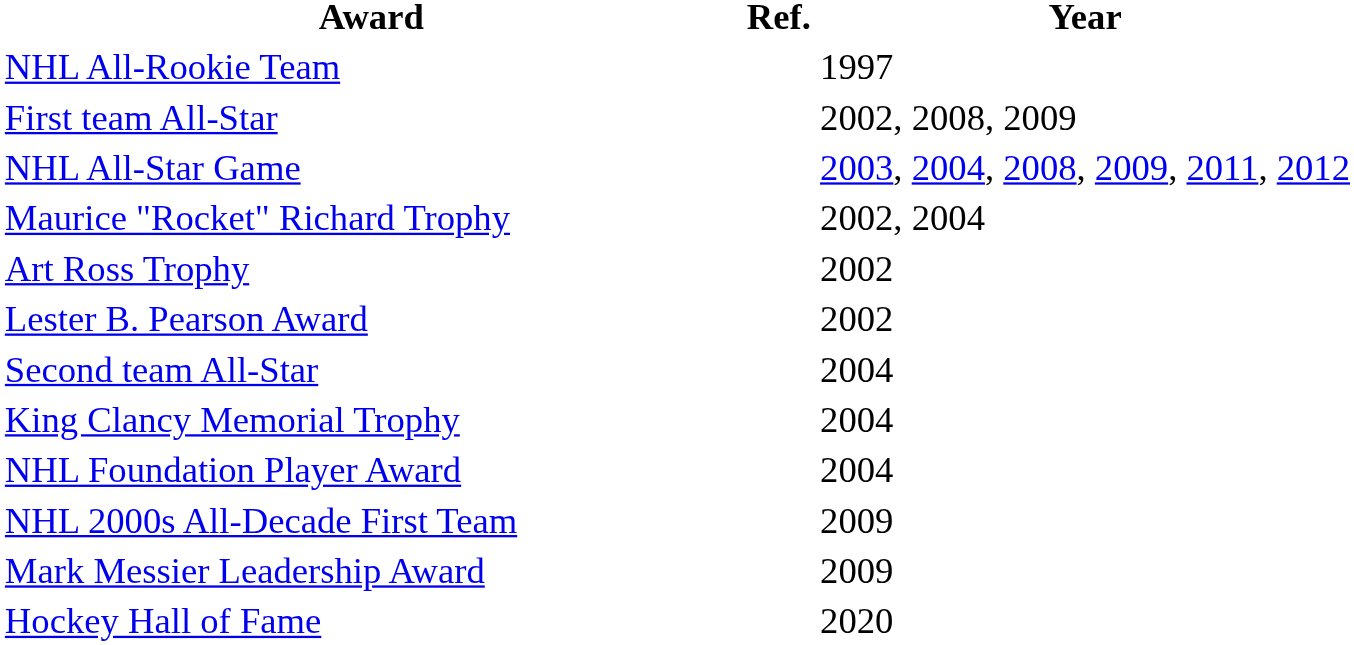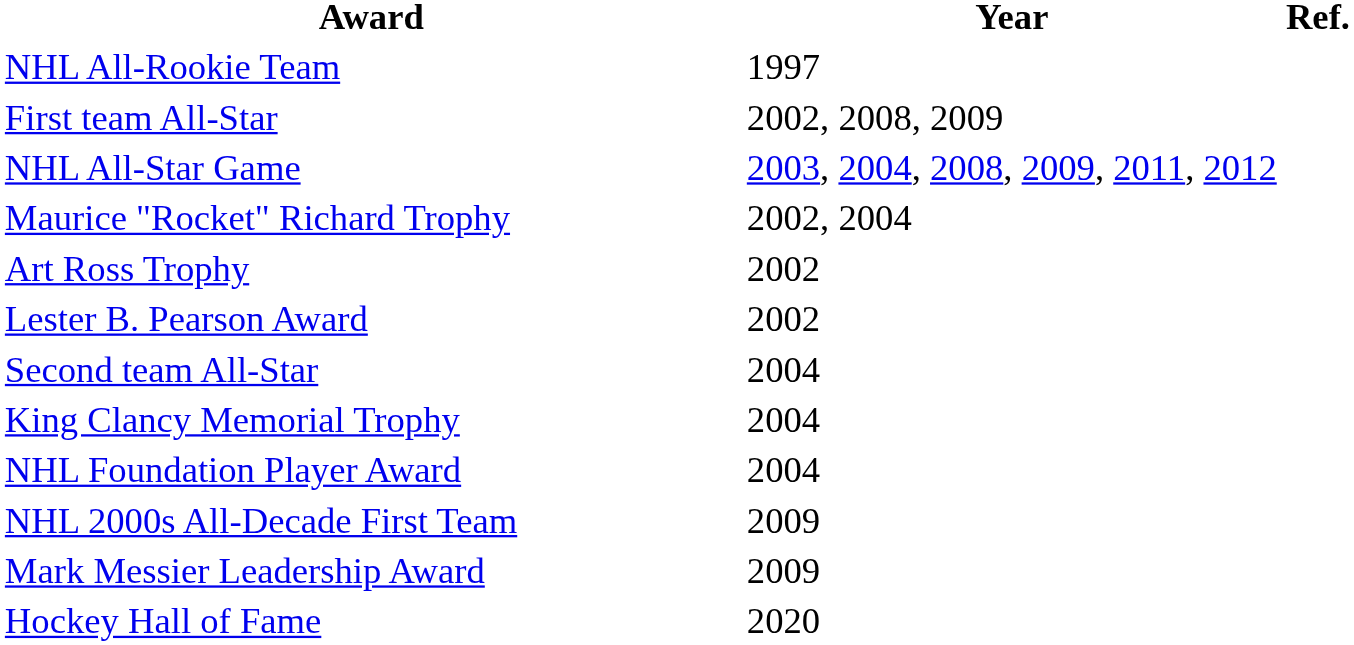columns swapped: (1085, 16) <-> (779, 16)
